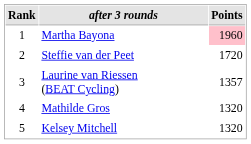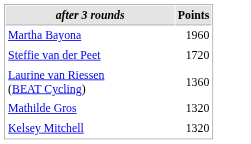- column: (22, 15)
(231, 35) pink background -> (198, 35) no background
(231, 81) 1357 -> (198, 81) 1360
